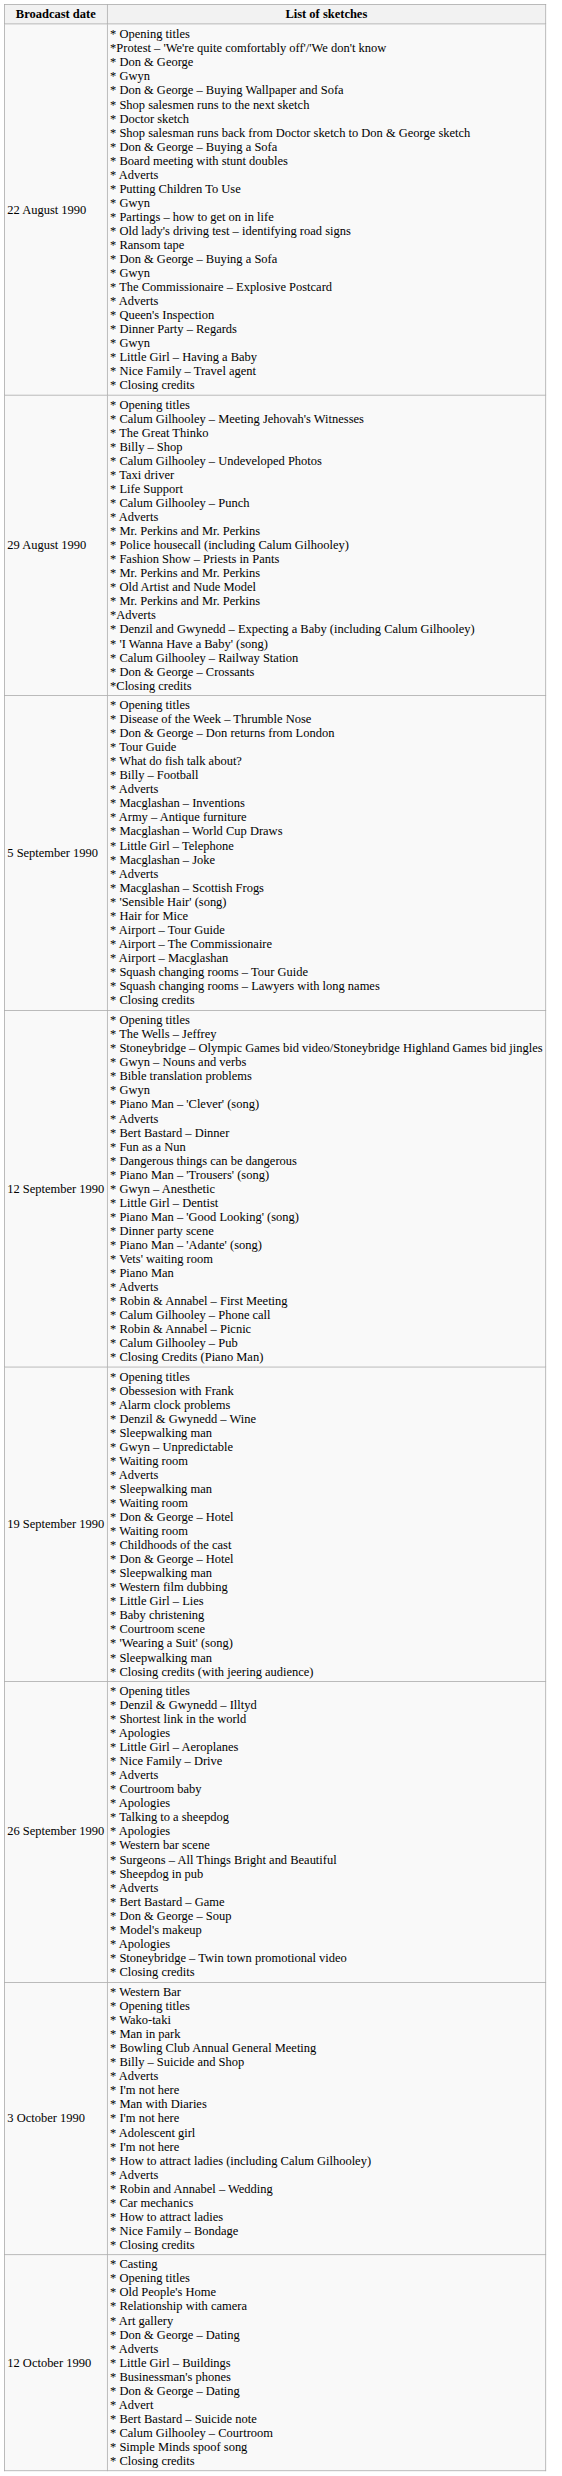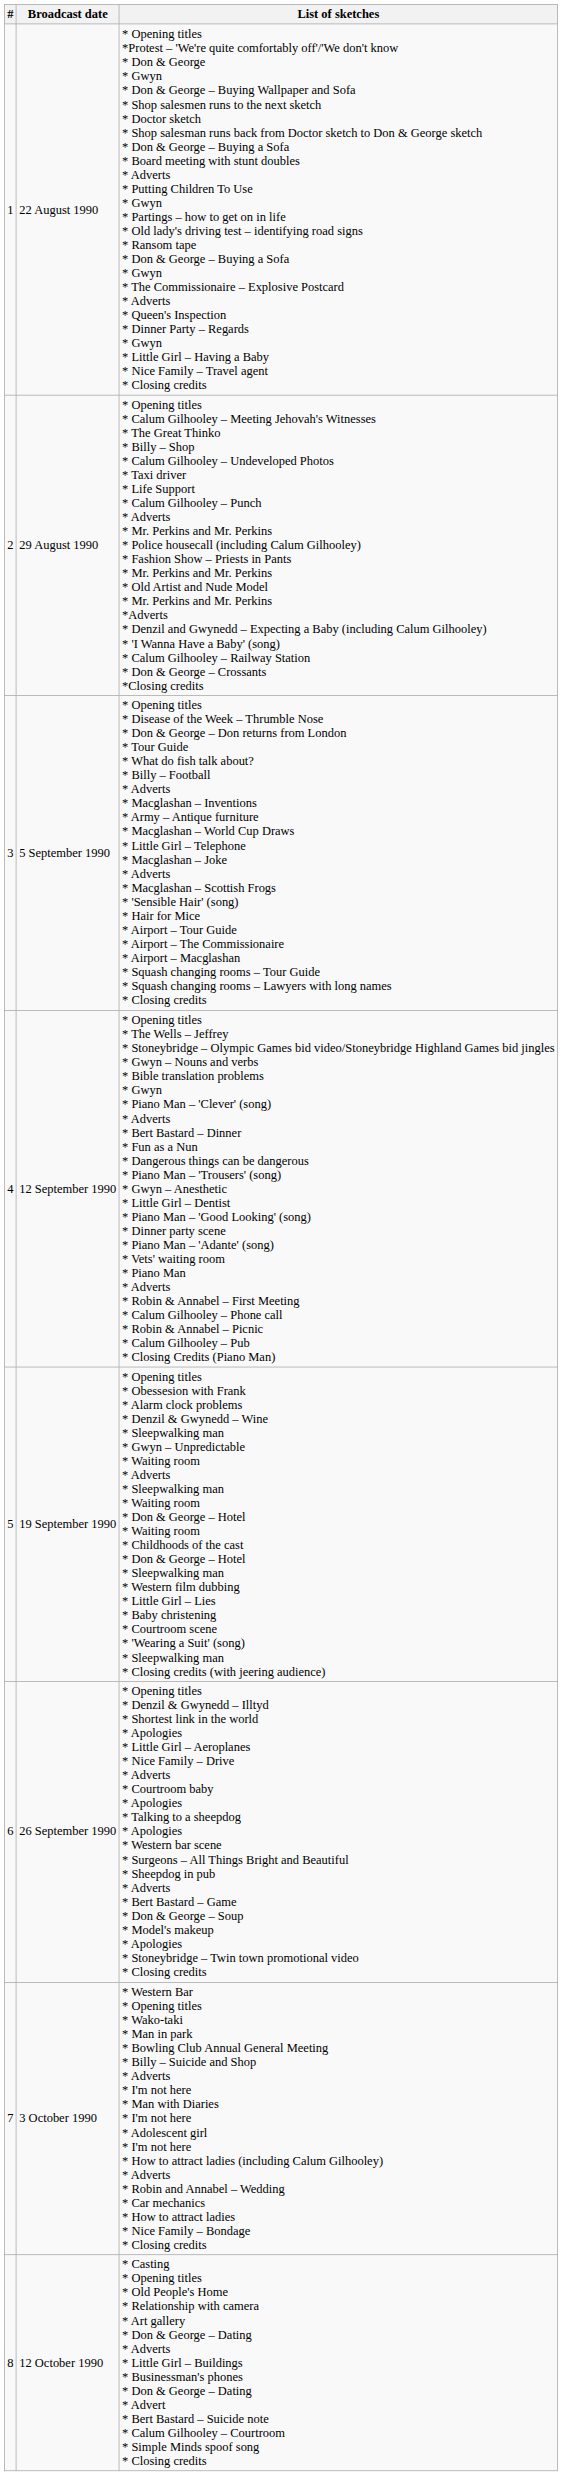+ column: (10, 14)
